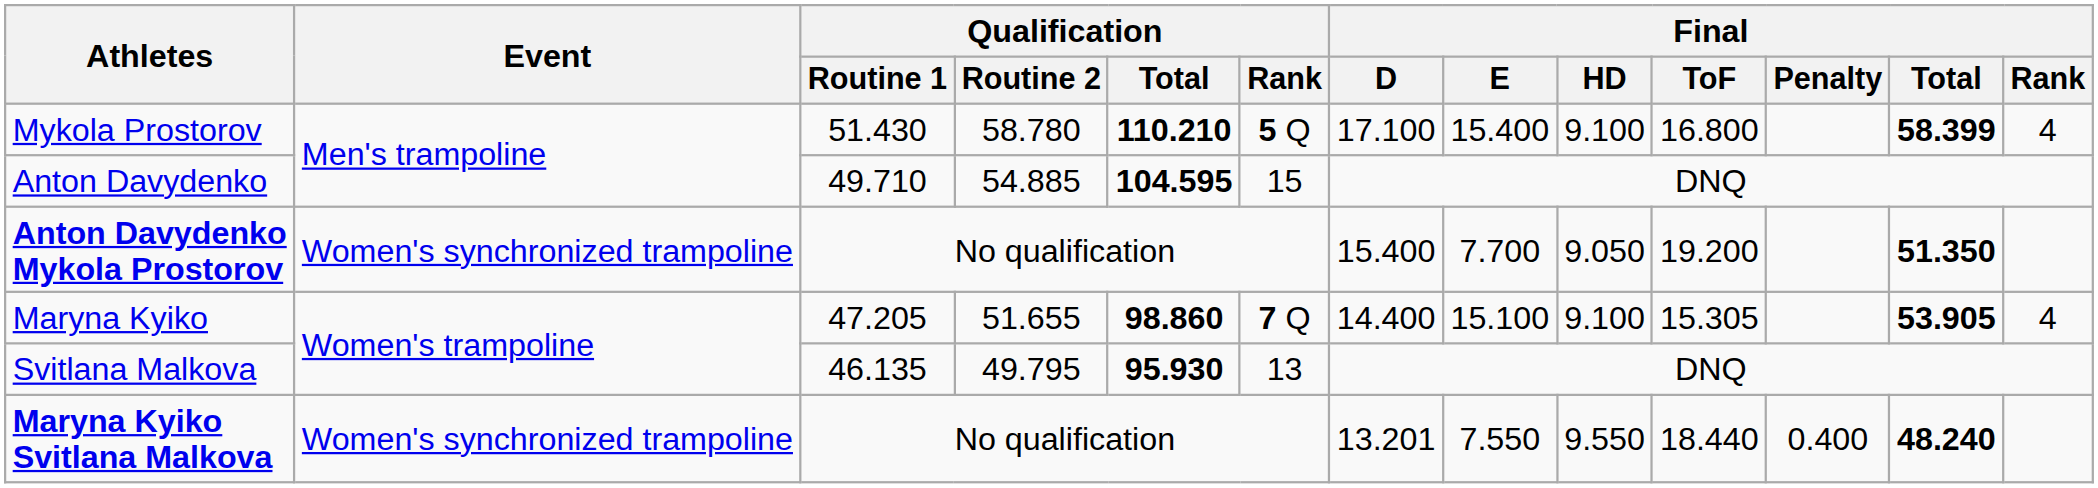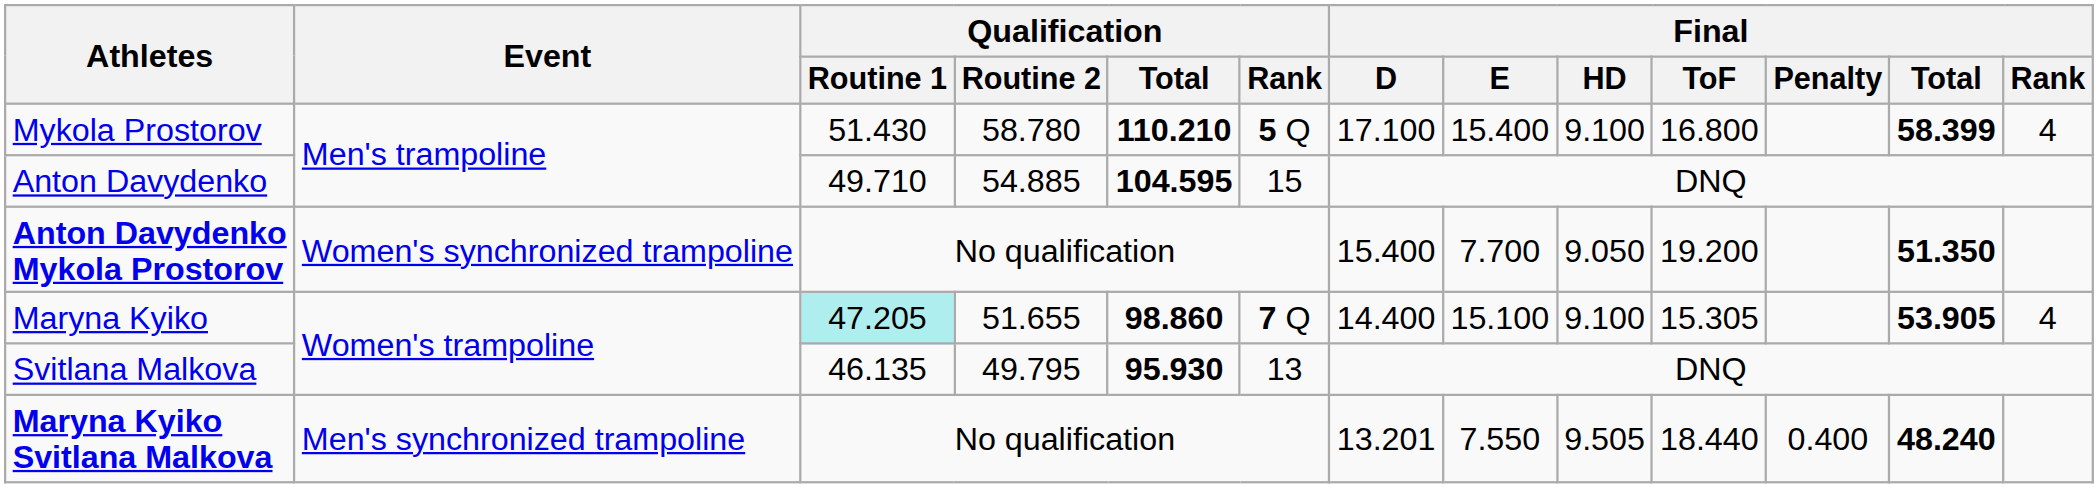(877, 319) no background -> (877, 319) paleturquoise background
(547, 439) Women's synchronized trampoline -> (524, 439) Men's synchronized trampoline
(1605, 439) 9.550 -> (1605, 439) 9.505
